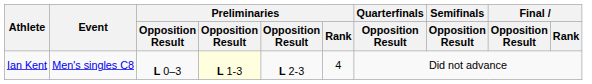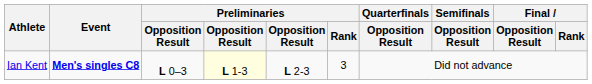(93, 65) normal -> (96, 65) bold
(338, 65) 4 -> (344, 65) 3
